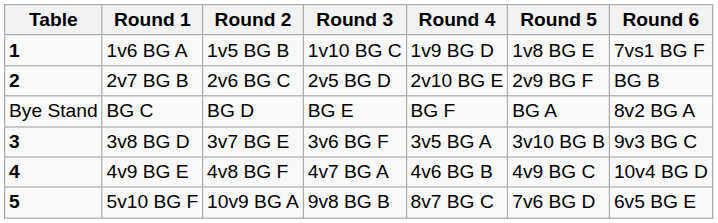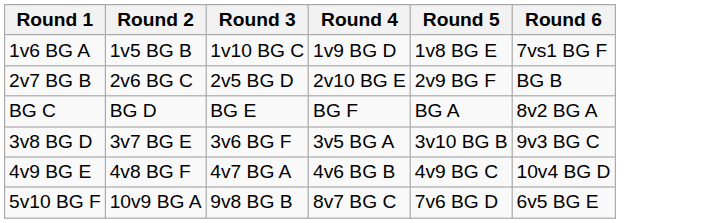- column: (53, 19)
